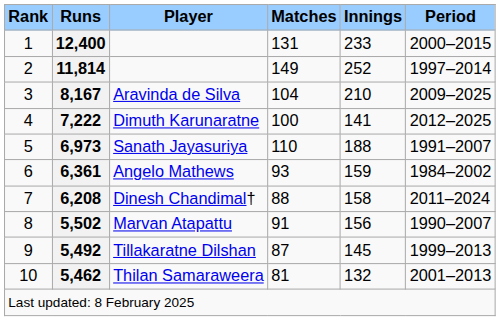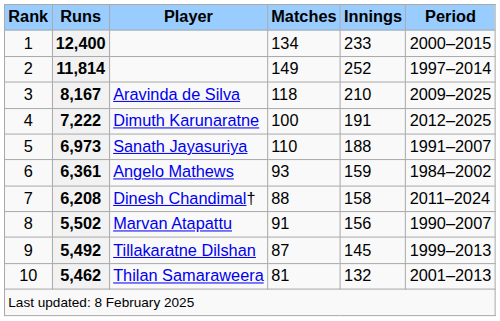(285, 43) 131 -> (285, 43) 134
(285, 95) 104 -> (284, 95) 118
(358, 120) 141 -> (358, 120) 191
